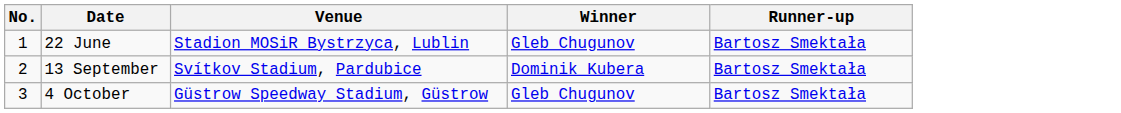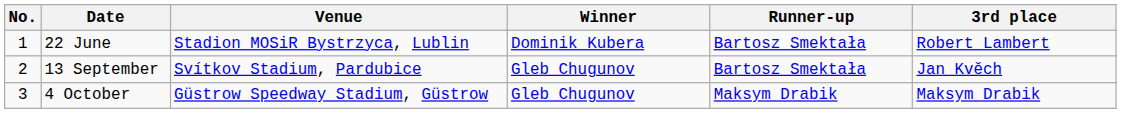+ column: (1014, 18)
(573, 43) Gleb Chugunov -> (578, 43) Dominik Kubera
(578, 69) Dominik Kubera -> (573, 69) Gleb Chugunov
(790, 95) Bartosz Smektała -> (776, 95) Maksym Drabik
